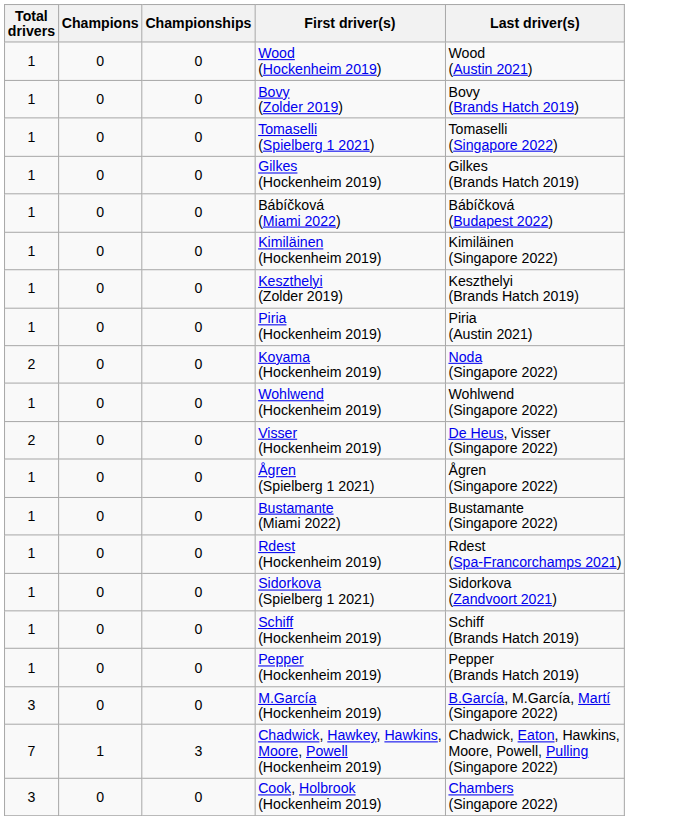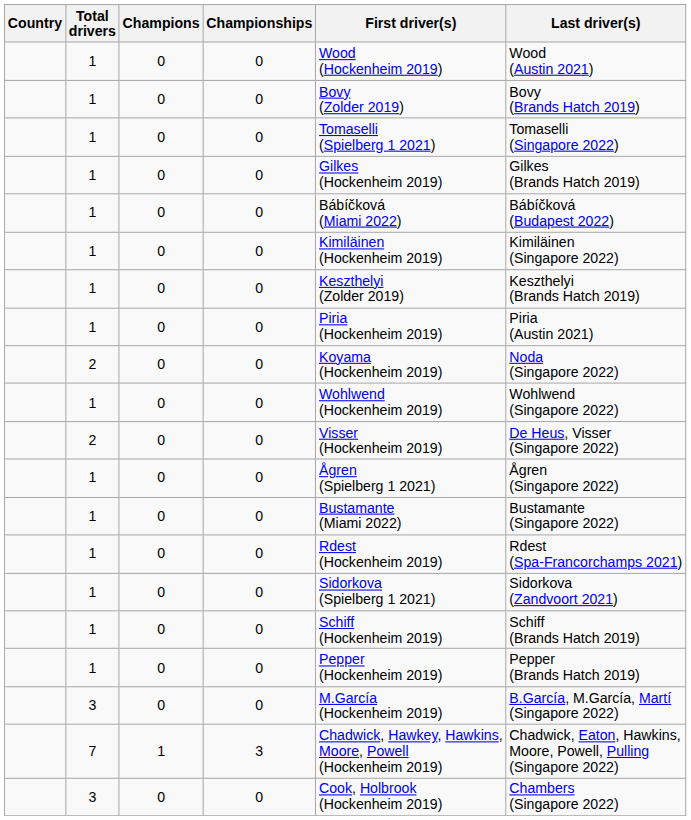+ column: (35, 23)
